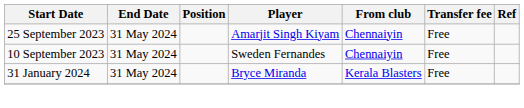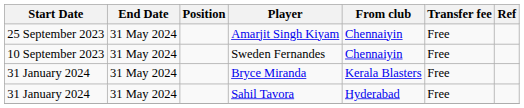+ row: (263, 93)
